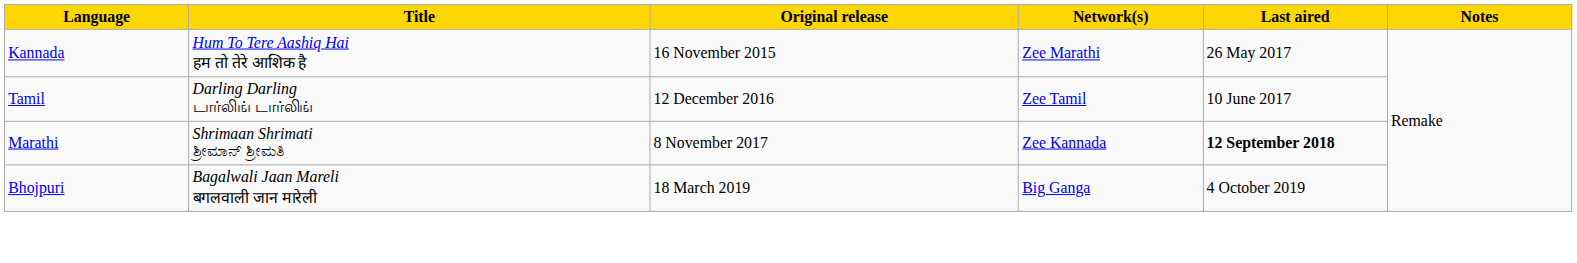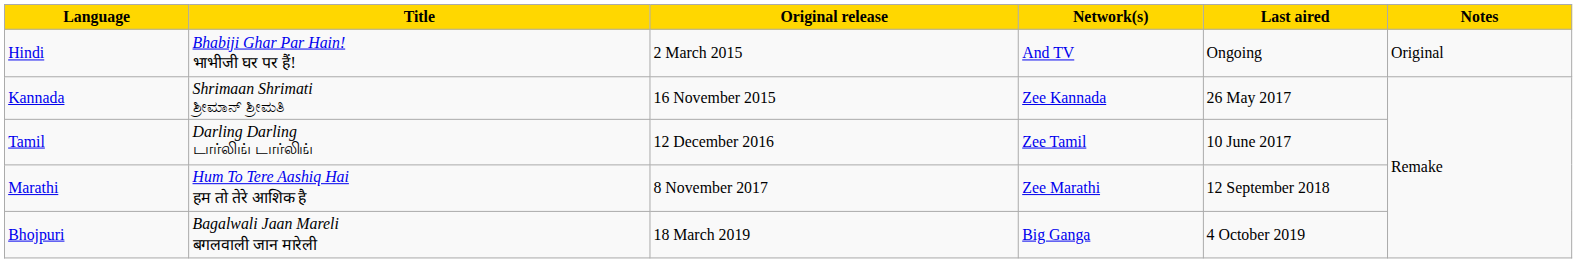+ row: (26, 53)
(271, 52) Hum To Tere Aashiq Hai हम तो तेरे आशिक है -> (253, 97) Shrimaan Shrimati ಶ್ರೀಮಾನ್ ಶ್ರೀಮತಿ
(1061, 53) Zee Marathi -> (1064, 97) Zee Kannada
(253, 142) Shrimaan Shrimati ಶ್ರೀಮಾನ್ ಶ್ರೀಮತಿ -> (271, 187) Hum To Tere Aashiq Hai हम तो तेरे आशिक है
(1064, 142) Zee Kannada -> (1061, 187) Zee Marathi
(1271, 142) bold -> (1268, 187) normal
